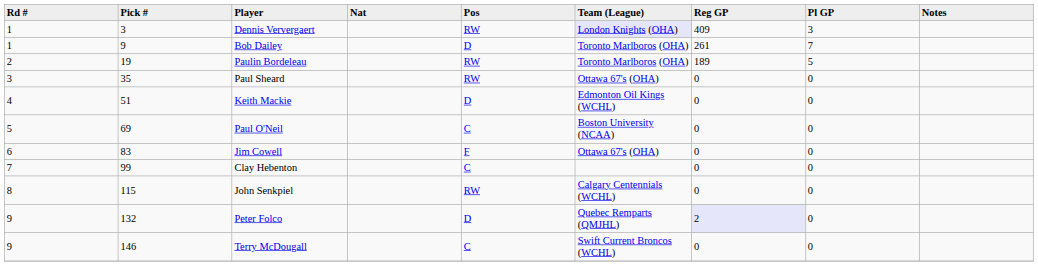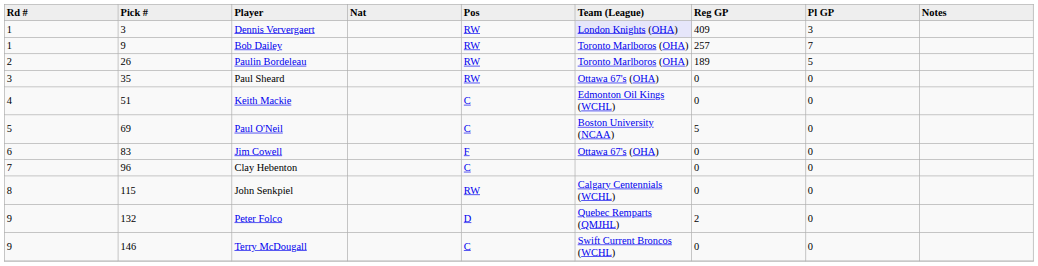(468, 45) D -> (472, 45) RW
(702, 45) 261 -> (702, 45) 257
(126, 62) 19 -> (126, 62) 26
(468, 101) D -> (467, 101) C
(697, 129) 0 -> (697, 129) 5
(126, 168) 99 -> (126, 168) 96
(697, 218) lavender background -> (697, 218) no background
